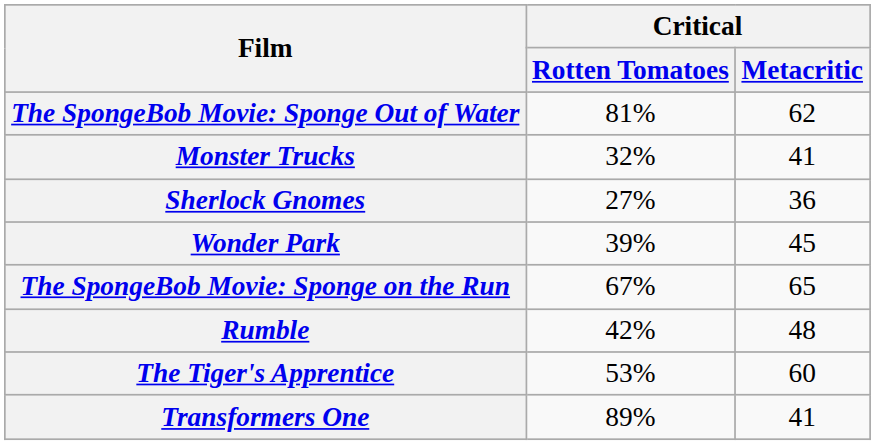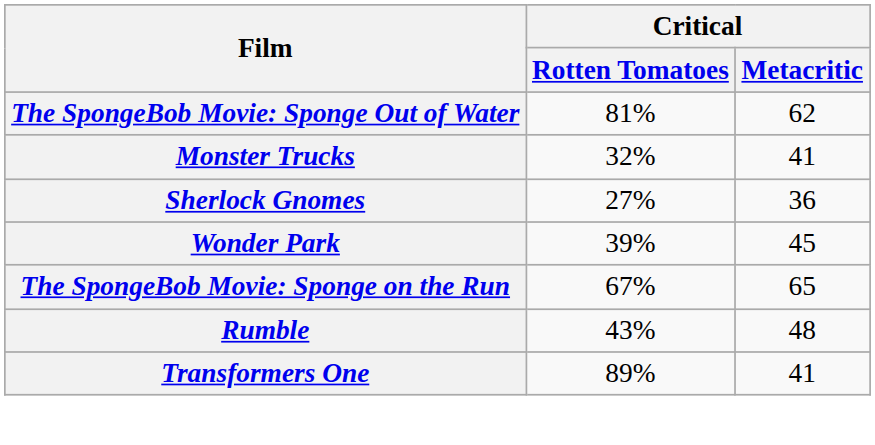(630, 329) 42% -> (630, 329) 43%
- row: (265, 373)
